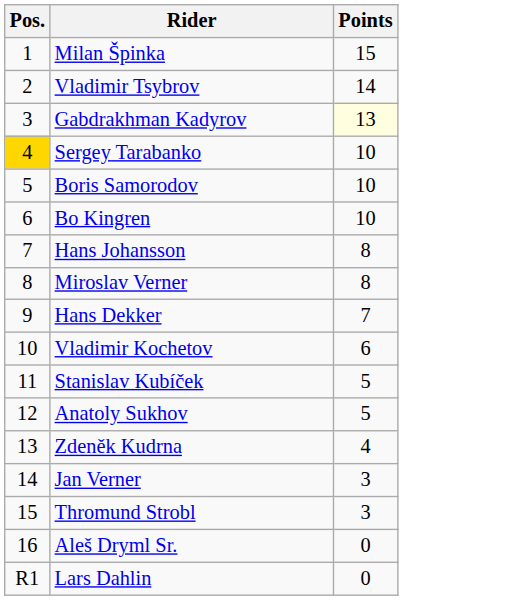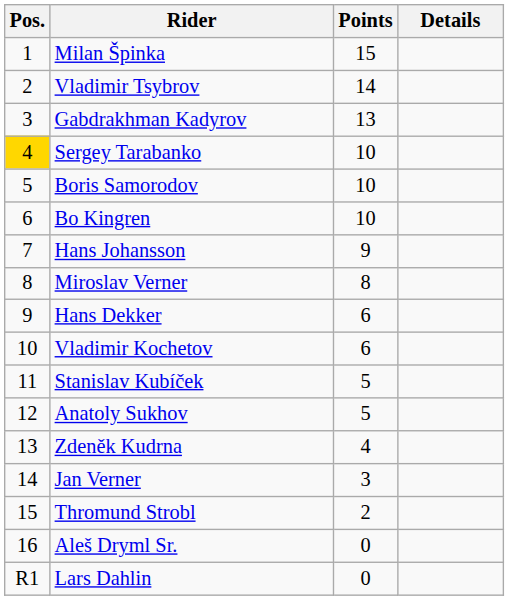+ column: (450, 20)
(366, 119) lightyellow background -> (366, 119) no background
(366, 250) 8 -> (366, 250) 9
(366, 315) 7 -> (366, 315) 6
(366, 512) 3 -> (366, 512) 2
